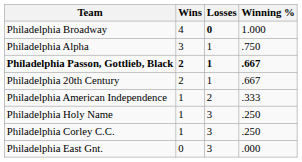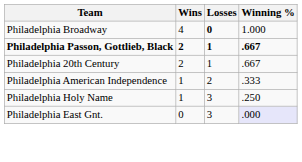- row: (48, 47)
- row: (61, 132)
(251, 149) no background -> (251, 115) lavender background
